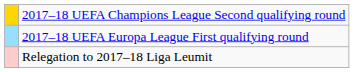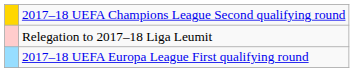rows swapped: (165, 36) <-> (117, 57)
